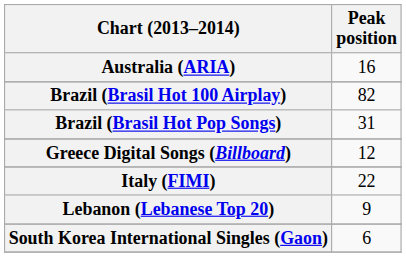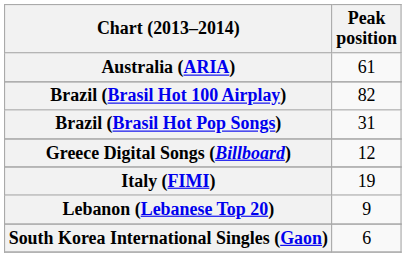(367, 67) 16 -> (367, 67) 61
(367, 180) 22 -> (367, 180) 19
